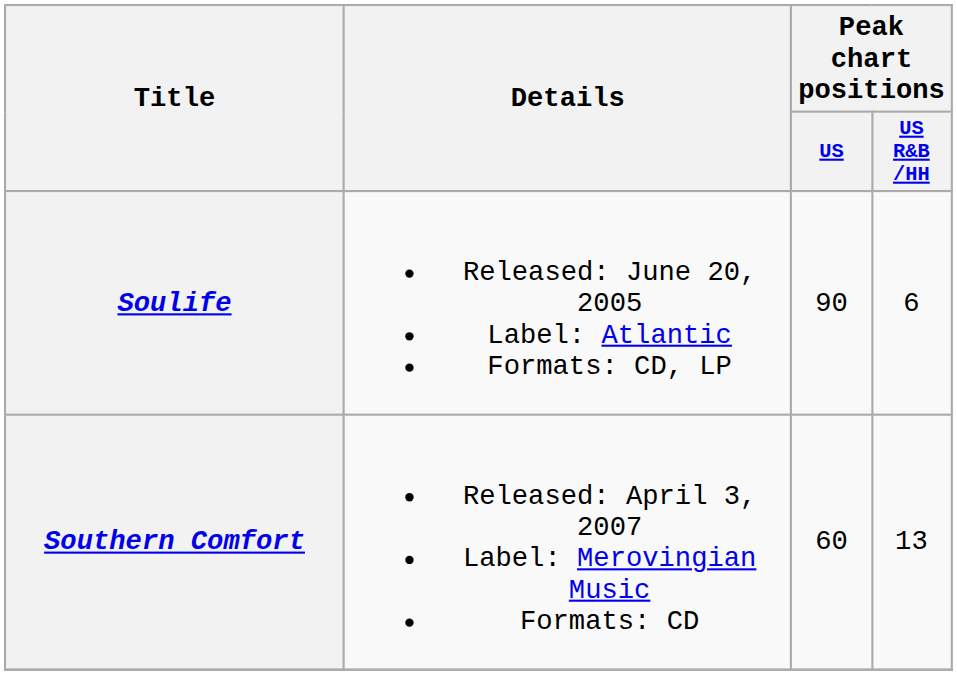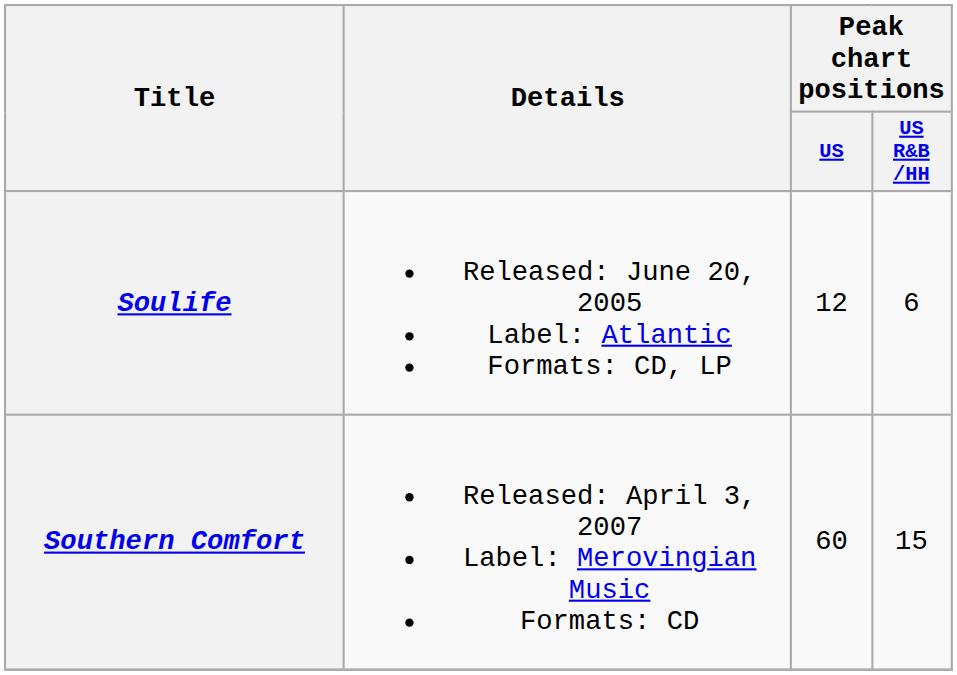(832, 303) 90 -> (832, 303) 12
(911, 543) 13 -> (911, 543) 15
